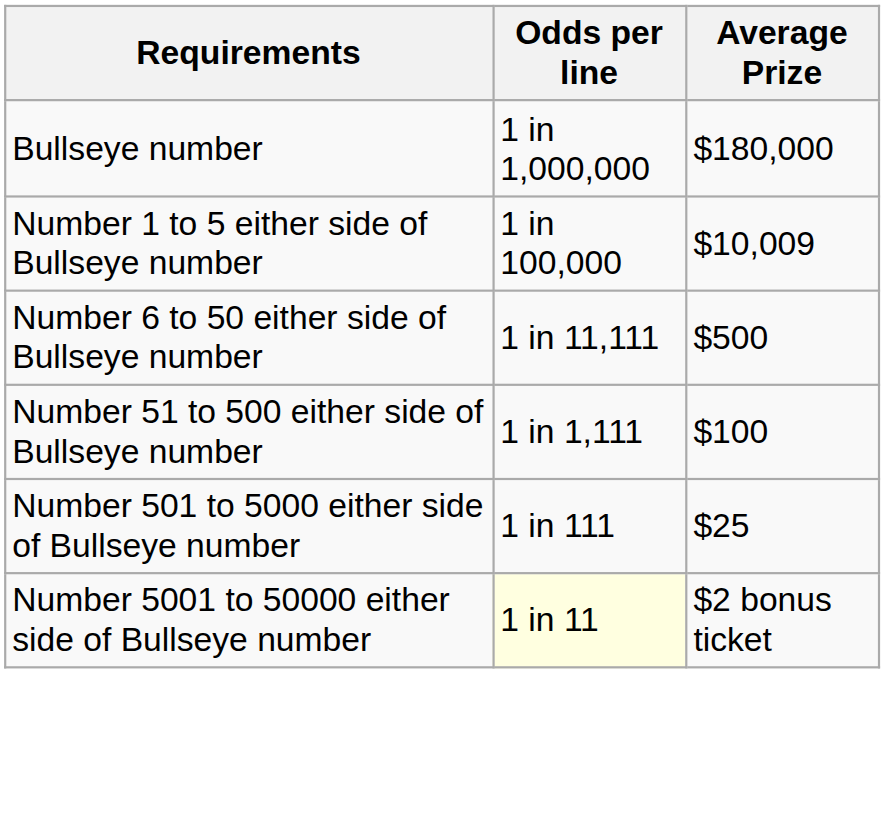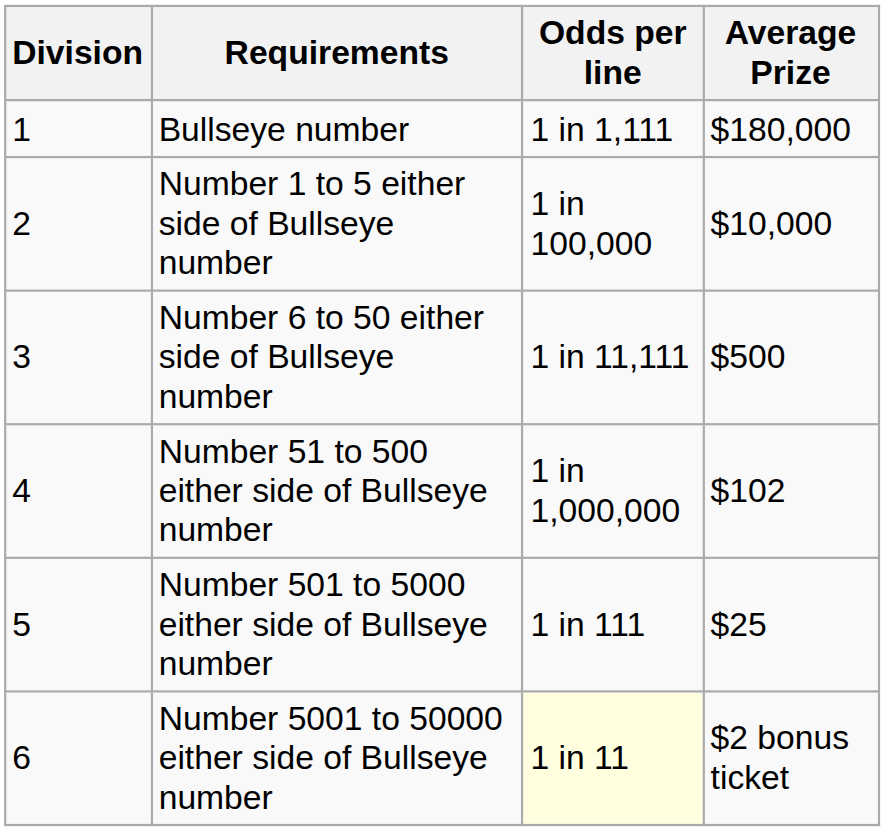+ column: (78, 53)
(575, 147) 1 in 1,000,000 -> (602, 128) 1 in 1,111
(754, 242) $10,009 -> (771, 222) $10,000
(572, 431) 1 in 1,111 -> (605, 490) 1 in 1,000,000
(731, 431) $100 -> (748, 490) $102
